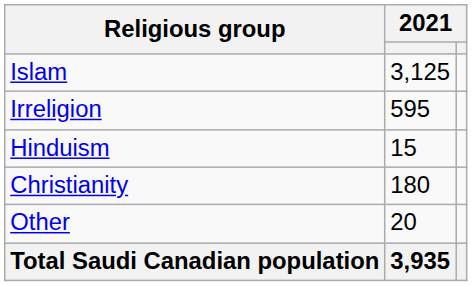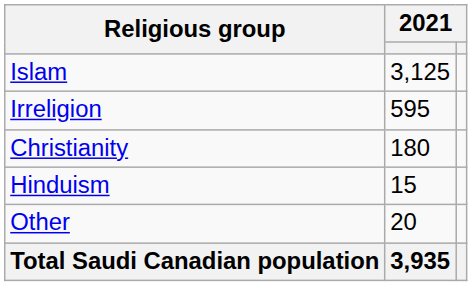rows swapped: (69, 185) <-> (60, 147)
